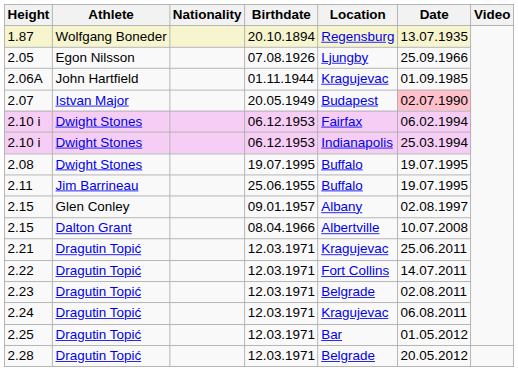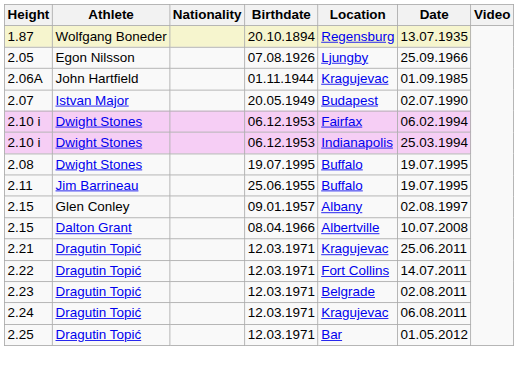(434, 100) pink background -> (434, 100) no background
- row: (21, 356)
